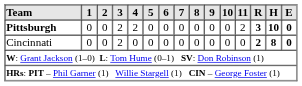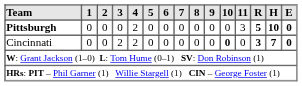(120, 27) 2 -> (120, 27) 0
(243, 27) 2 -> (243, 27) 3
(258, 27) 3 -> (258, 27) 5
(135, 42) 0 -> (135, 42) 2
(227, 42) normal -> (227, 42) bold
(258, 42) 2 -> (258, 42) 3
(274, 42) 8 -> (274, 42) 7
